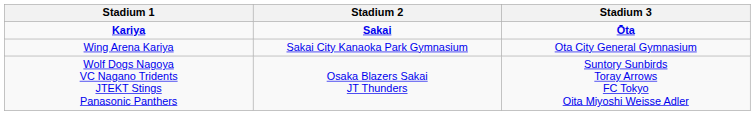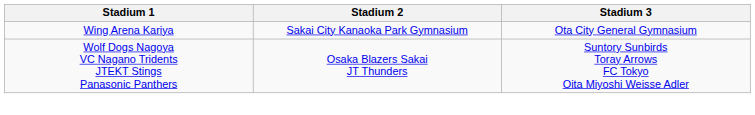- row: (129, 30)
